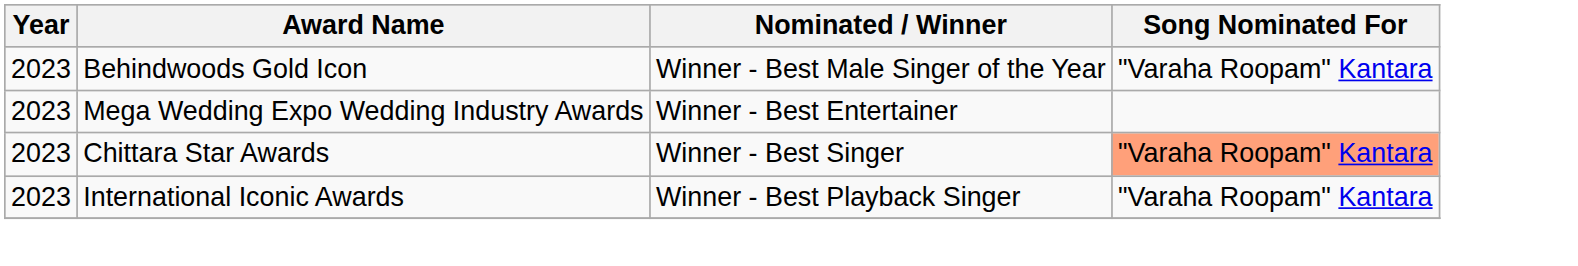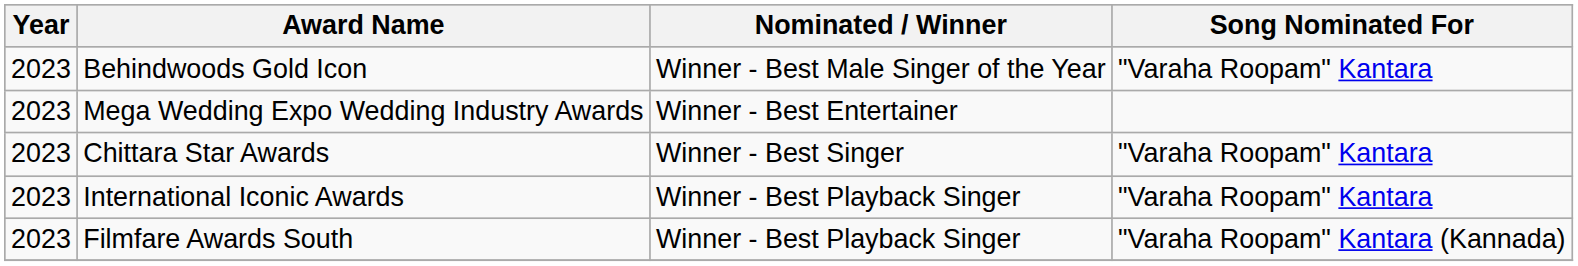(1275, 153) lightsalmon background -> (1275, 153) no background
+ row: (218, 238)
